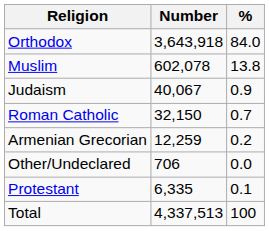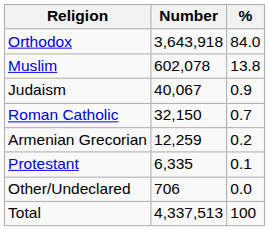rows swapped: (43, 189) <-> (69, 164)
